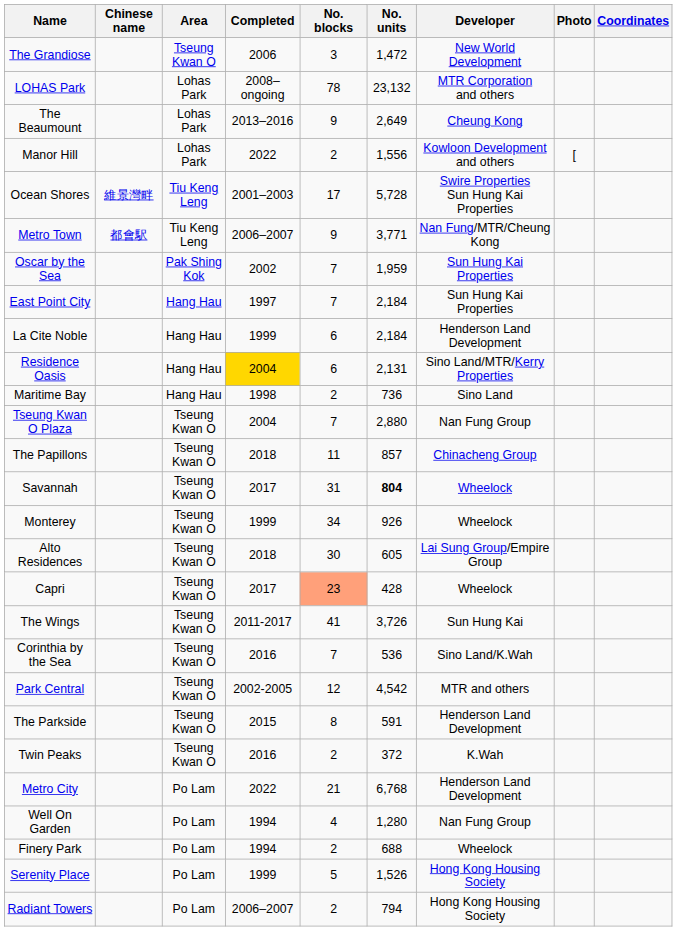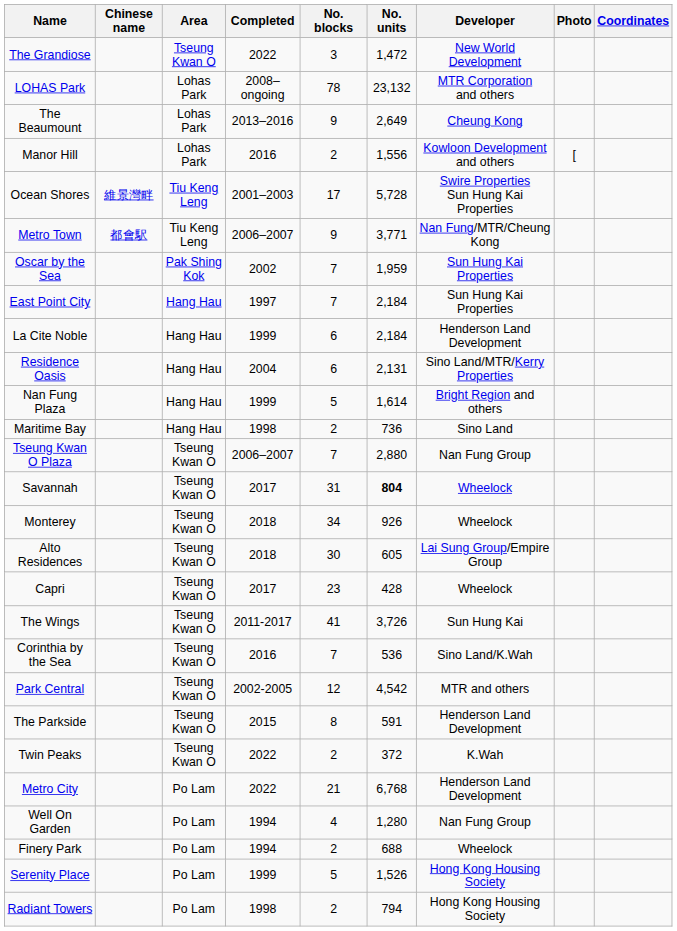(263, 54) 2006 -> (263, 54) 2022
(263, 154) 2022 -> (263, 154) 2016
(263, 369) gold background -> (263, 369) no background
+ row: (50, 402)
(263, 421) 2004 -> (263, 455) 2006–2007
- row: (50, 455)
(263, 522) 1999 -> (263, 522) 2018
(334, 588) lightsalmon background -> (334, 588) no background
(263, 755) 2016 -> (263, 755) 2022
(263, 909) 2006–2007 -> (263, 909) 1998
